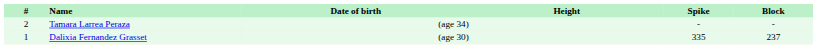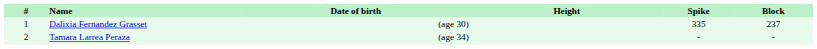rows swapped: (98, 37) <-> (90, 24)
